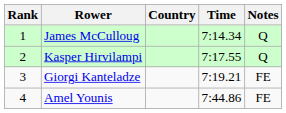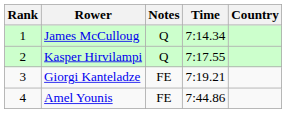columns swapped: (172, 14) <-> (263, 14)
